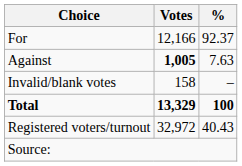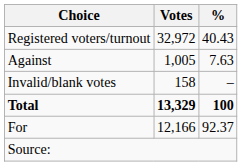rows swapped: (17, 37) <-> (79, 127)
(180, 60) bold -> (180, 60) normal
